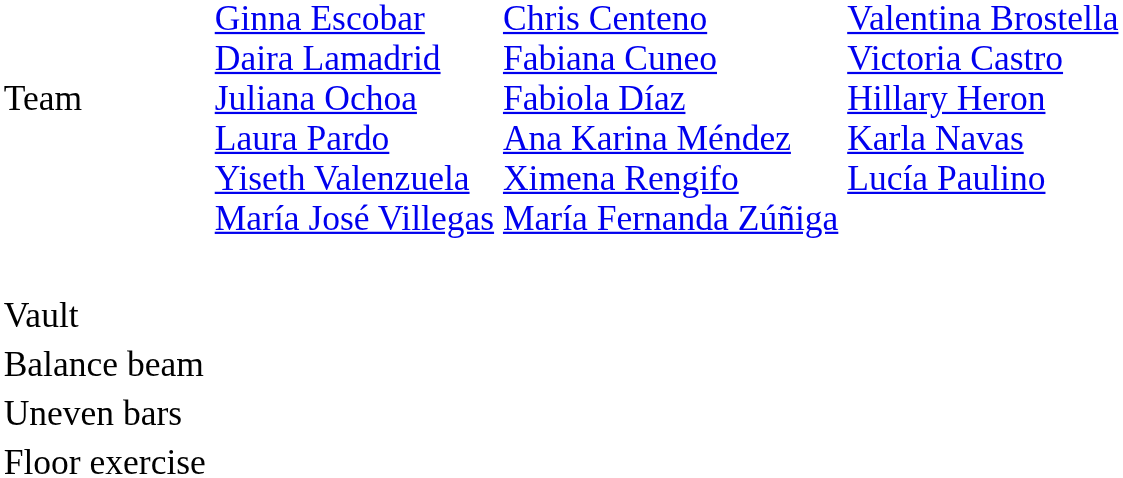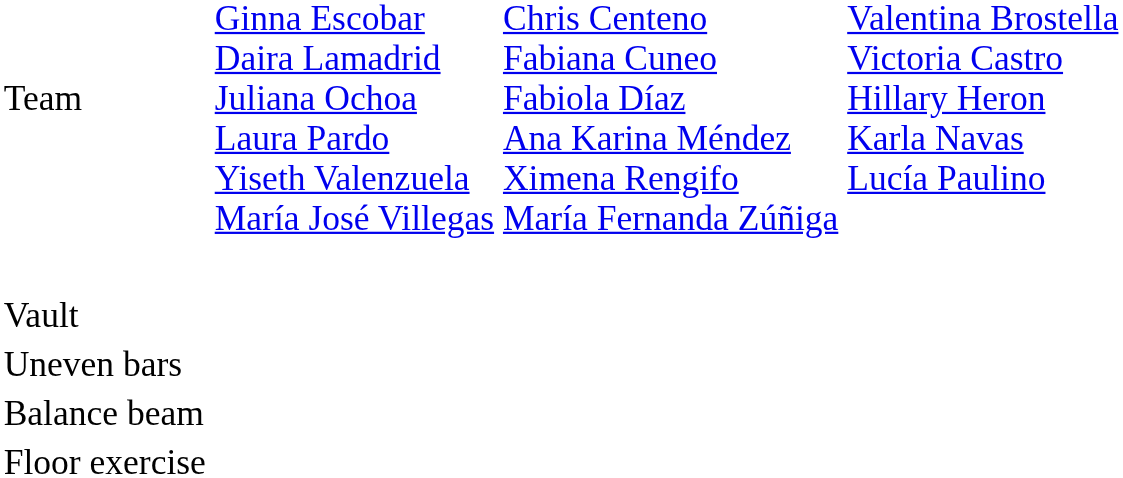rows swapped: (93, 413) <-> (104, 364)
